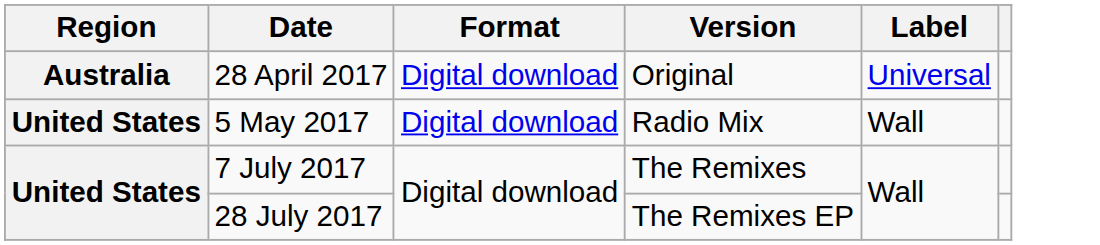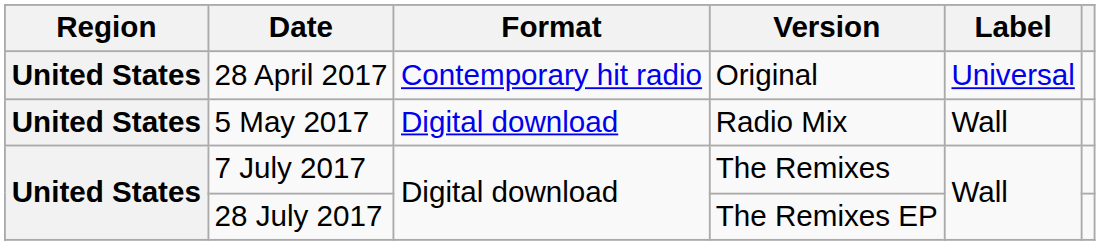(106, 74) Australia -> (106, 74) United States
(510, 74) Digital download -> (552, 74) Contemporary hit radio
